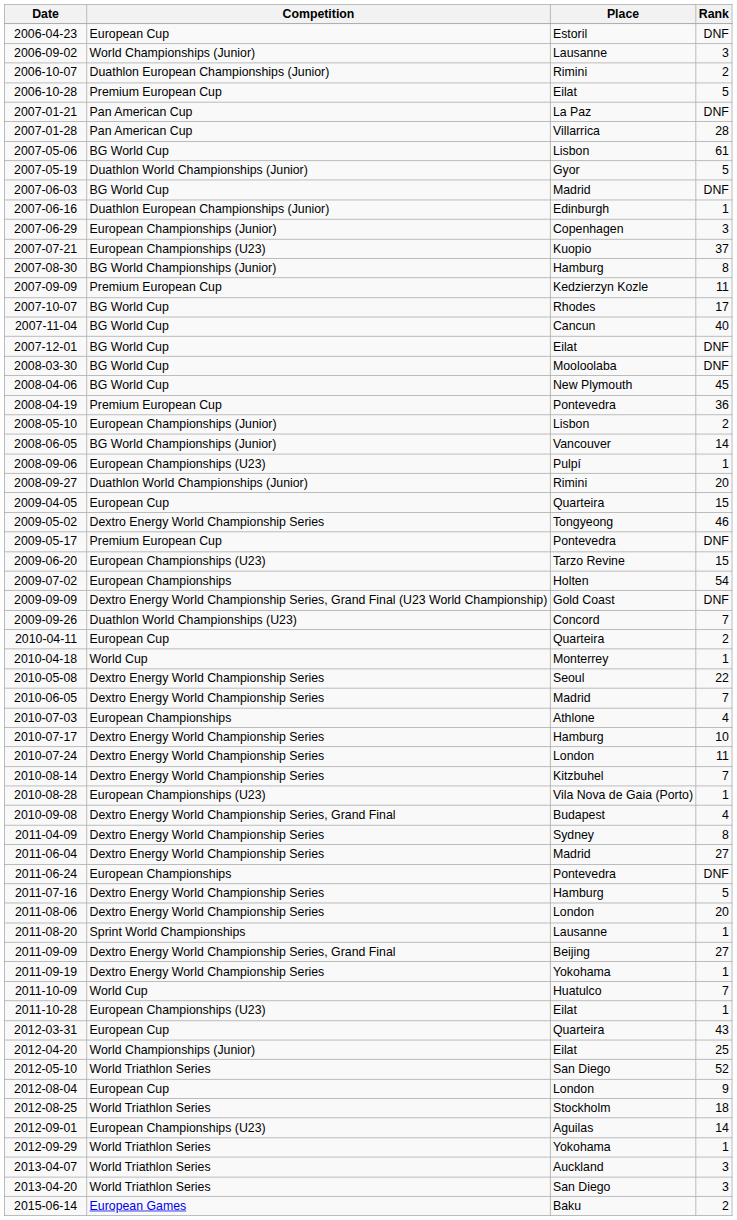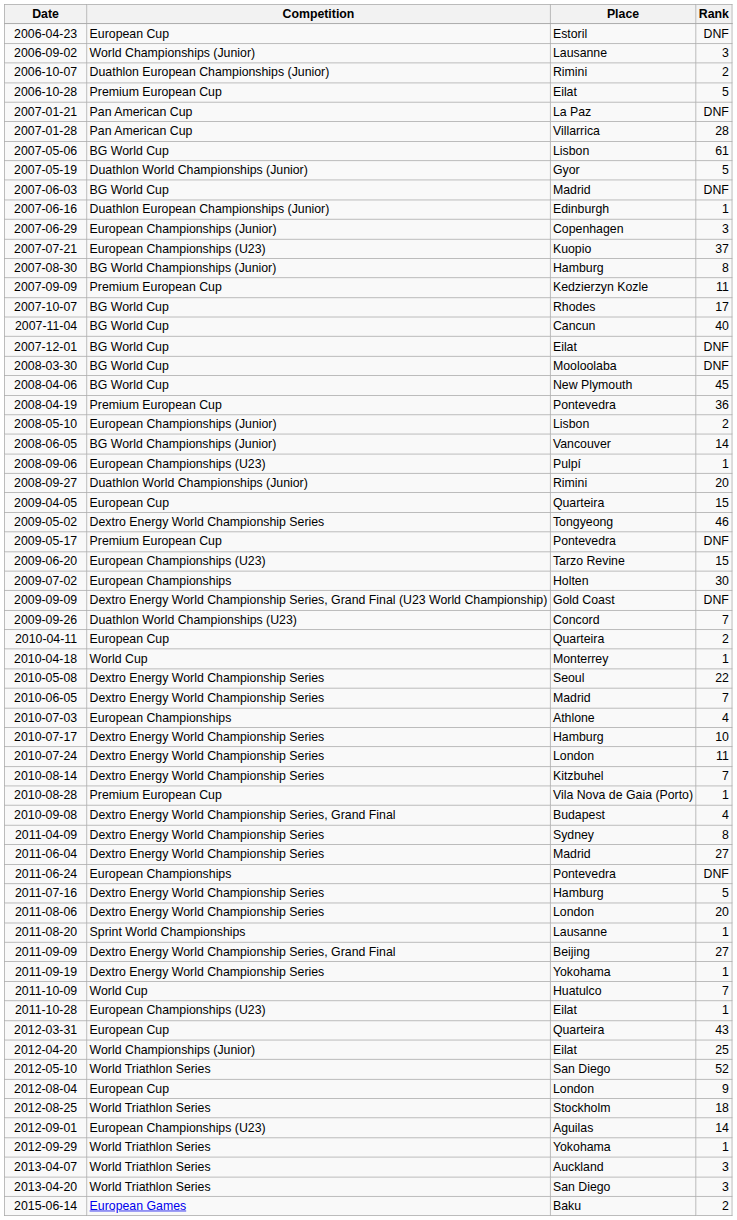(722, 580) 54 -> (722, 580) 30
(178, 795) European Championships (U23) -> (156, 795) Premium European Cup
